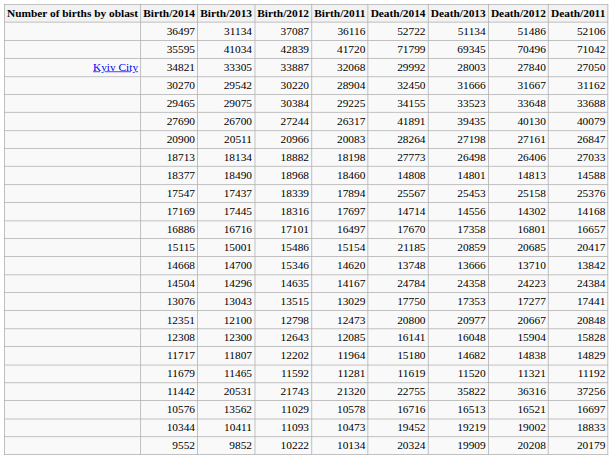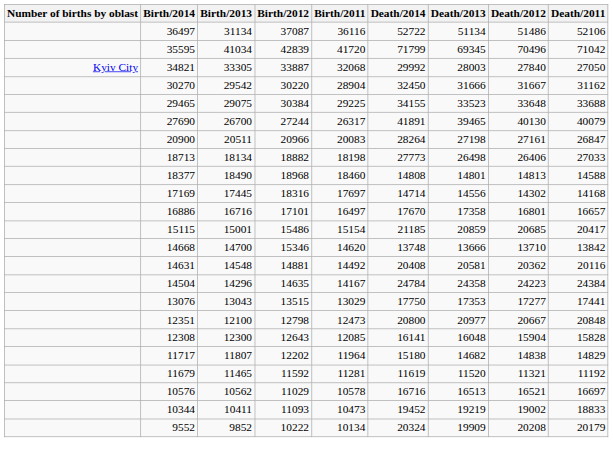(471, 121) 39435 -> (471, 121) 39465
- row: (181, 193)
+ row: (181, 265)
- row: (181, 391)
(238, 409) 13562 -> (238, 391) 10562
